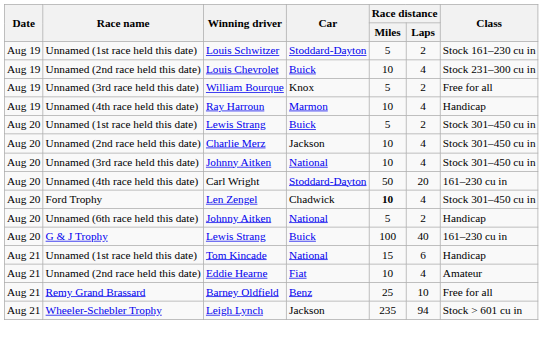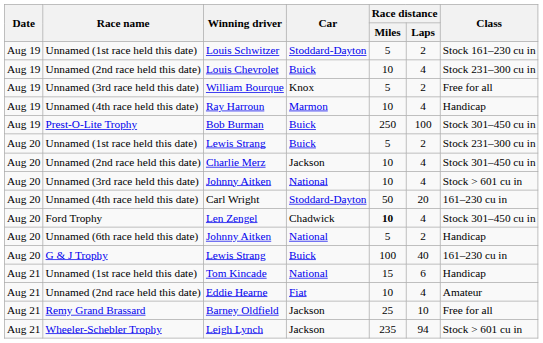+ row: (91, 125)
(489, 125) Stock 301–450 cu in -> (489, 143) Stock 231–300 cu in
(489, 162) Stock 301–450 cu in -> (482, 180) Stock > 601 cu in
(301, 292) Benz -> (307, 310) Jackson
